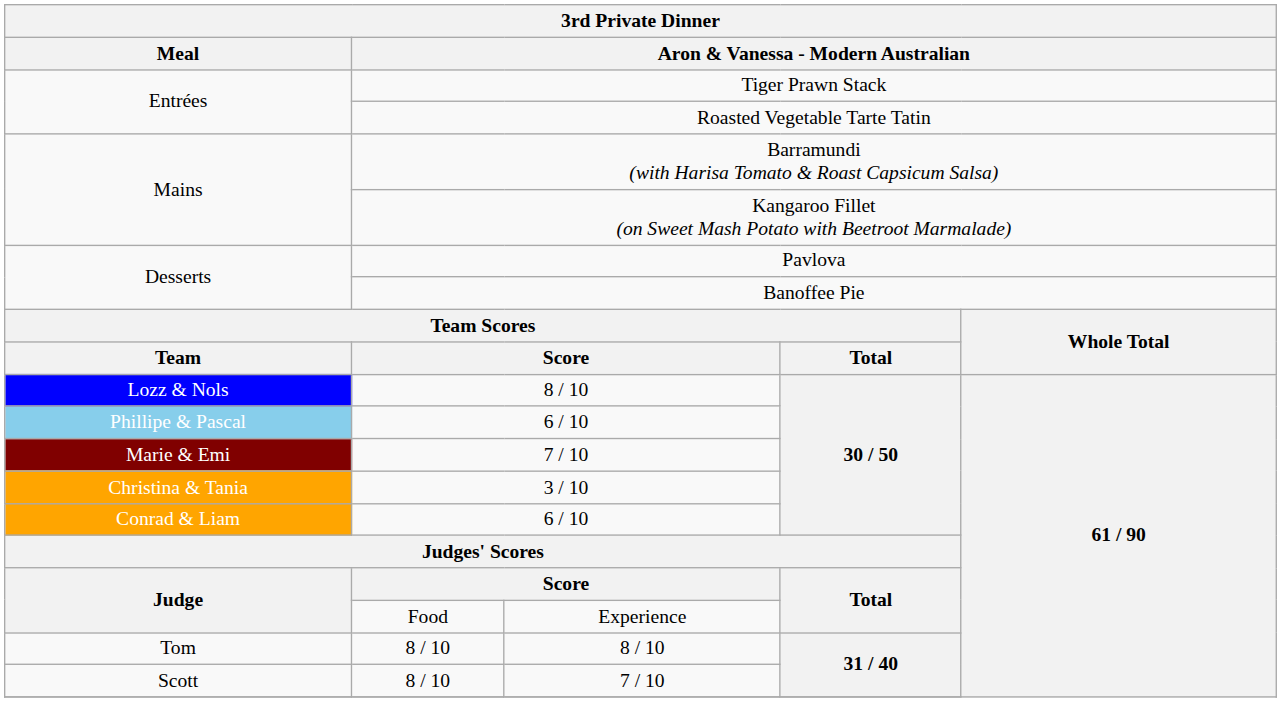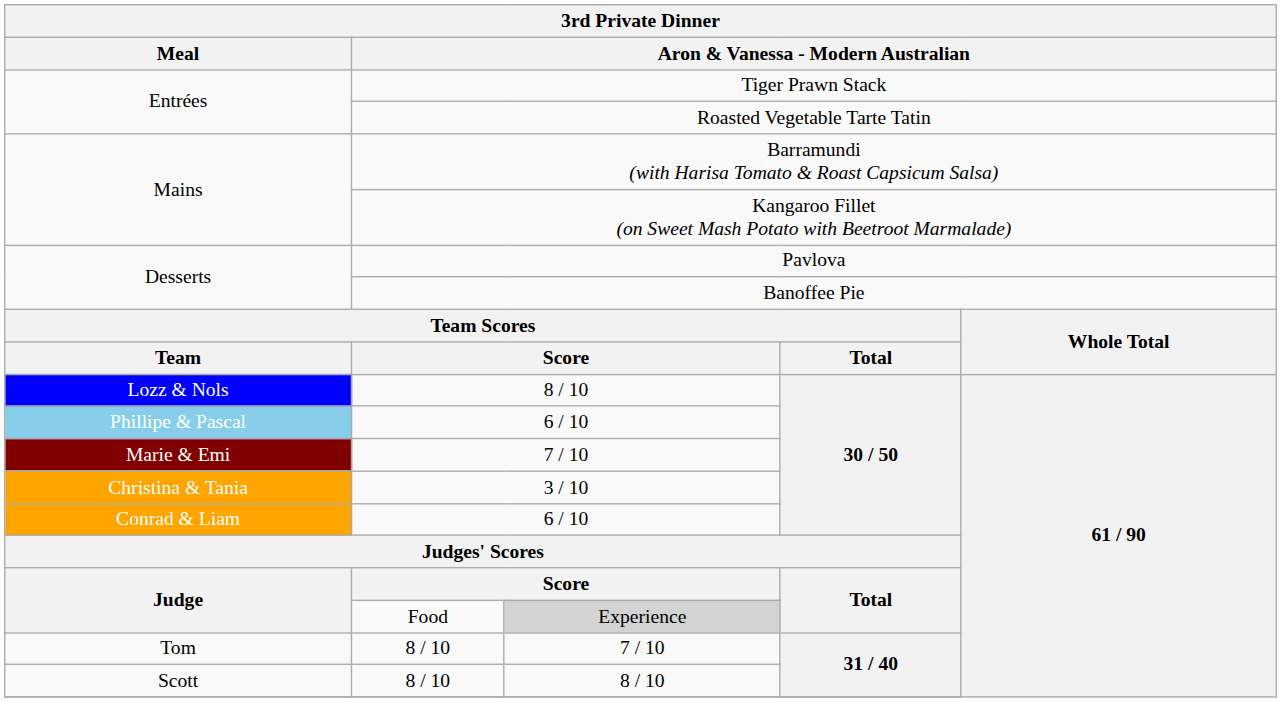(642, 616) no background -> (642, 616) lightgrey background
(642, 648) 8 / 10 -> (642, 648) 7 / 10
(642, 680) 7 / 10 -> (642, 680) 8 / 10
